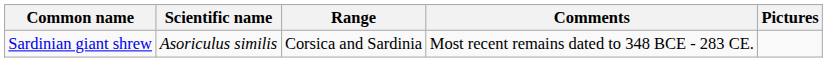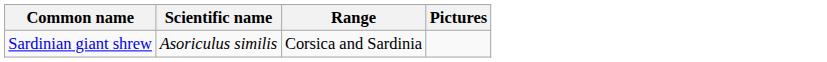- column: (592, 17)
